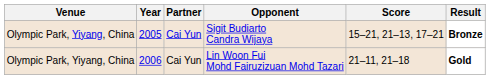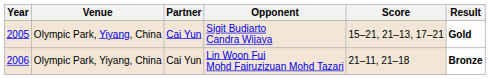columns swapped: (150, 13) <-> (71, 13)
(466, 34) Bronze -> (460, 34) Gold
(460, 61) Gold -> (466, 61) Bronze
